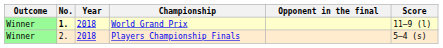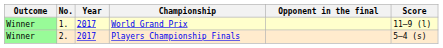(64, 24) bold -> (64, 24) normal
(86, 24) 2018 -> (86, 24) 2017
(86, 37) 2018 -> (86, 37) 2017
